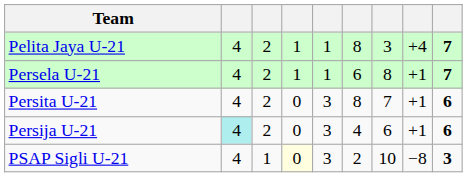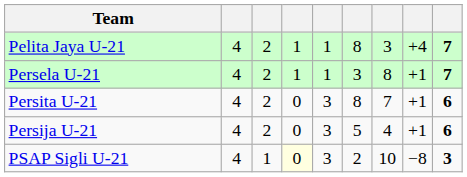(357, 74) 6 -> (357, 74) 3
(237, 130) paleturquoise background -> (237, 130) no background
(357, 130) 4 -> (357, 130) 5
(387, 130) 6 -> (387, 130) 4
